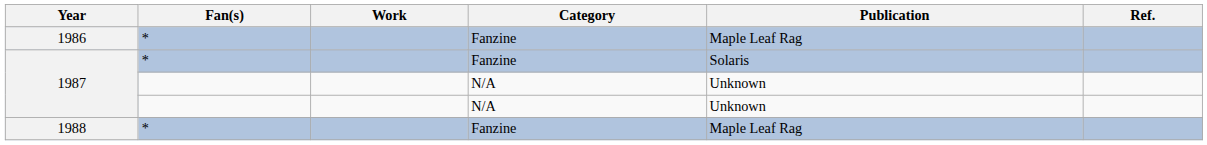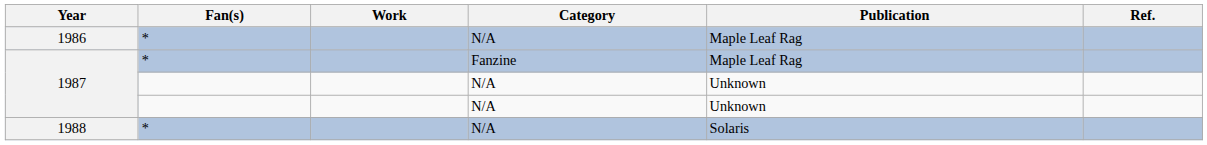(494, 38) Fanzine -> (484, 38) N/A
(729, 60) Solaris -> (756, 60) Maple Leaf Rag
(494, 128) Fanzine -> (484, 128) N/A
(756, 128) Maple Leaf Rag -> (729, 128) Solaris
